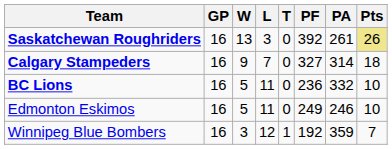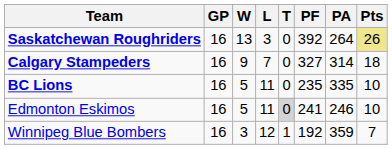(341, 39) 261 -> (341, 39) 264
(310, 86) 236 -> (310, 86) 235
(341, 86) 332 -> (341, 86) 335
(287, 109) no background -> (287, 109) lightgrey background
(310, 109) 249 -> (310, 109) 241
